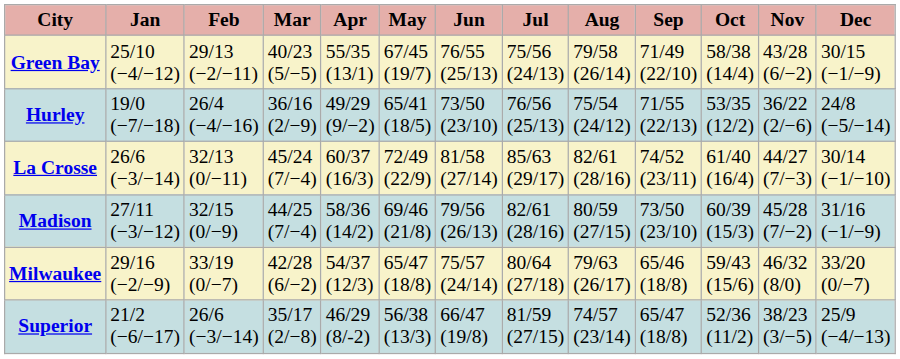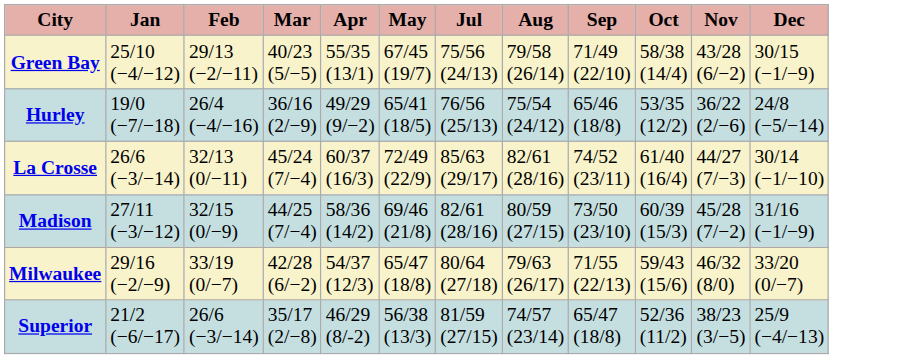- column: (469, 19)
(668, 114) 71/55 (22/13) -> (597, 114) 65/46 (18/8)
(664, 273) 65/46 (18/8) -> (602, 273) 71/55 (22/13)
